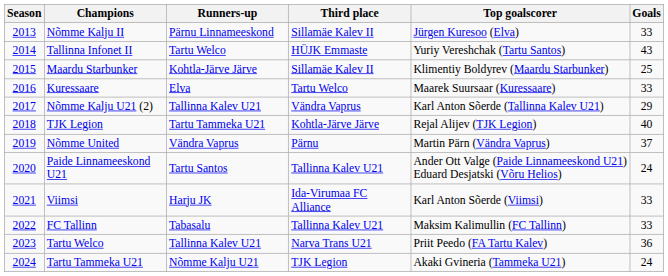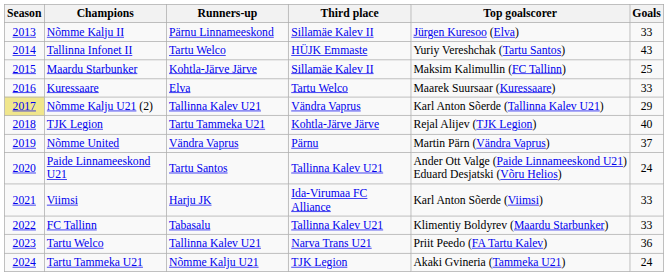(511, 69) Klimentiy Boldyrev (Maardu Starbunker) -> (490, 69) Maksim Kalimullin (FC Tallinn)
(24, 106) no background -> (24, 106) khaki background
(490, 225) Maksim Kalimullin (FC Tallinn) -> (511, 225) Klimentiy Boldyrev (Maardu Starbunker)
